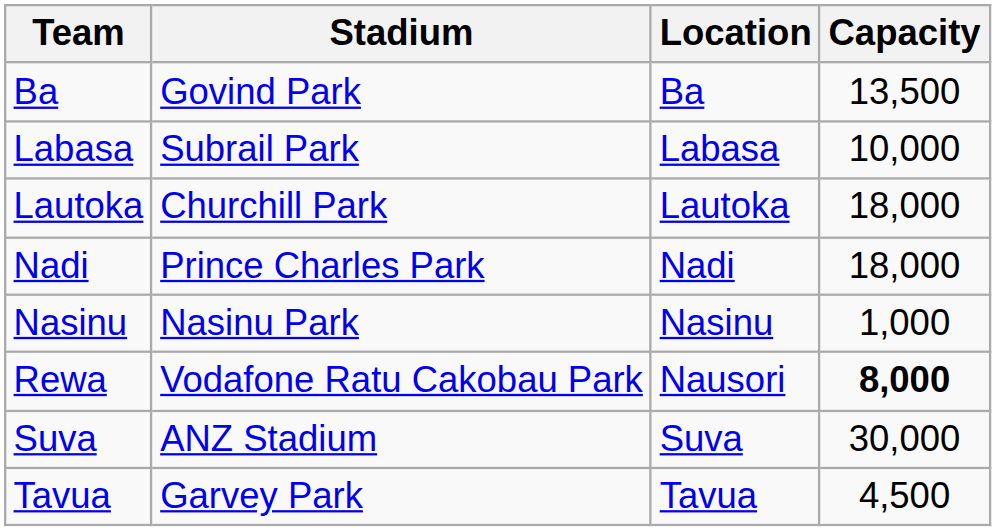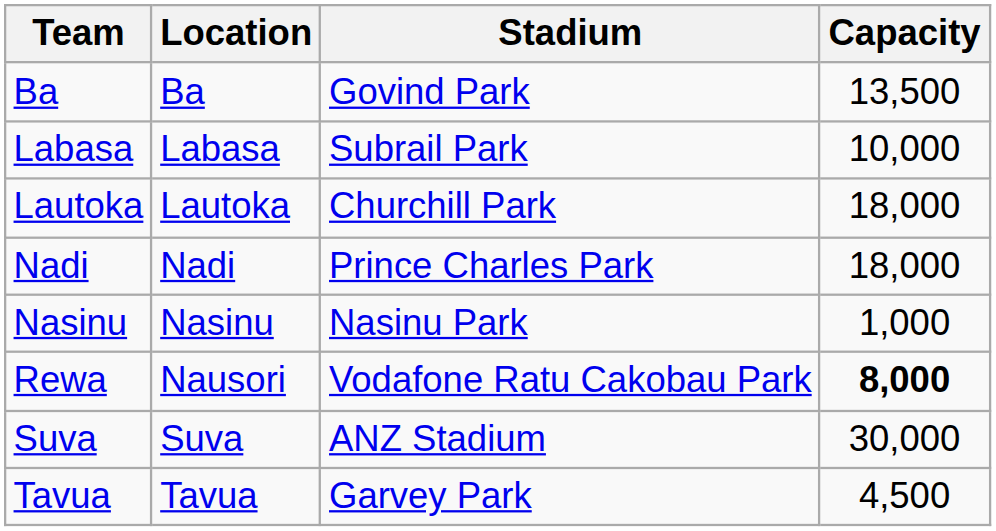columns swapped: (736, 33) <-> (402, 33)
